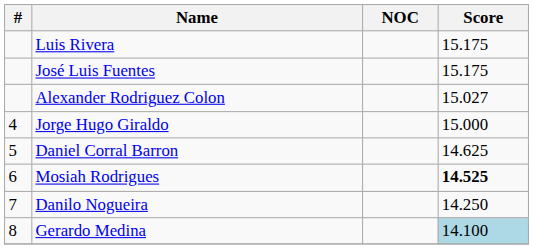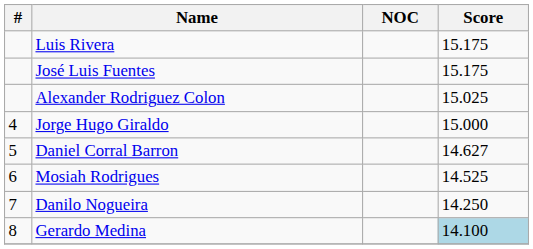(465, 97) 15.027 -> (465, 97) 15.025
(465, 151) 14.625 -> (465, 151) 14.627
(465, 177) bold -> (465, 177) normal
